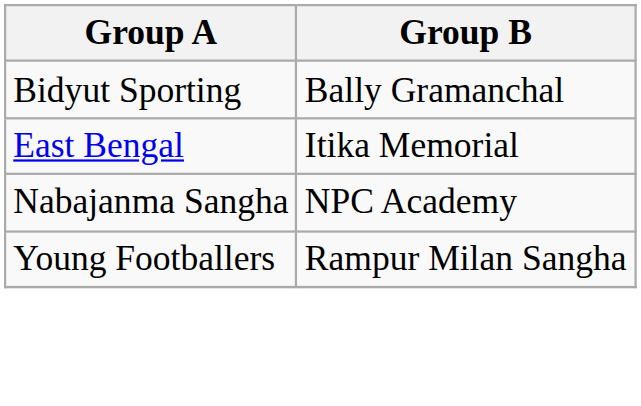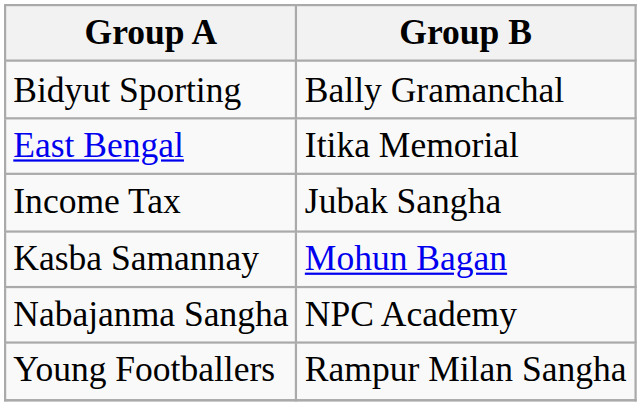+ row: (97, 201)
+ row: (136, 257)
